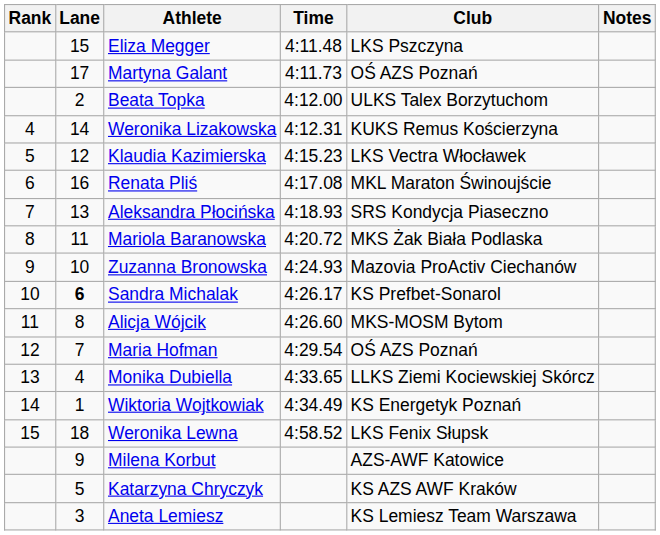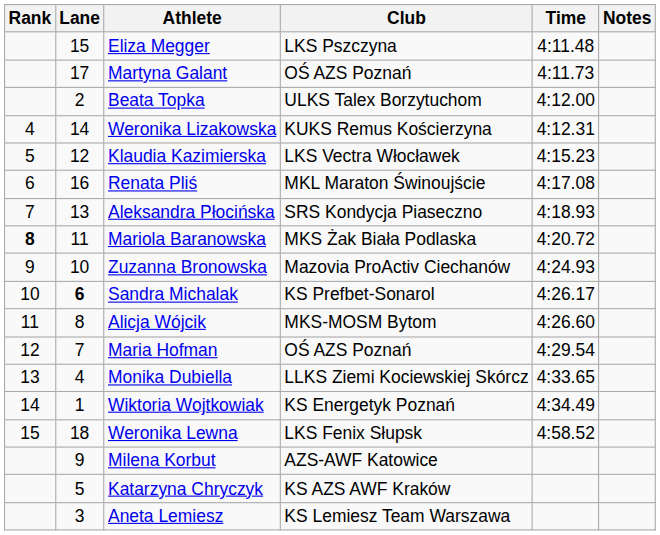columns swapped: (473, 18) <-> (313, 18)
(30, 239) normal -> (30, 239) bold
